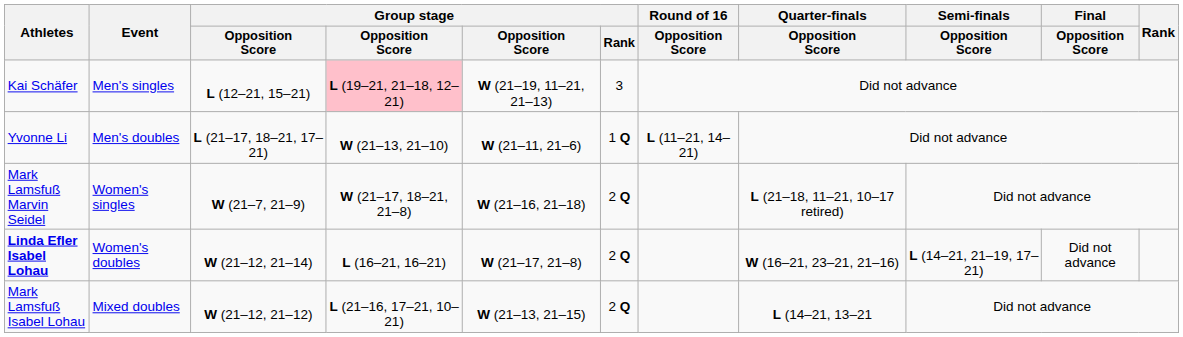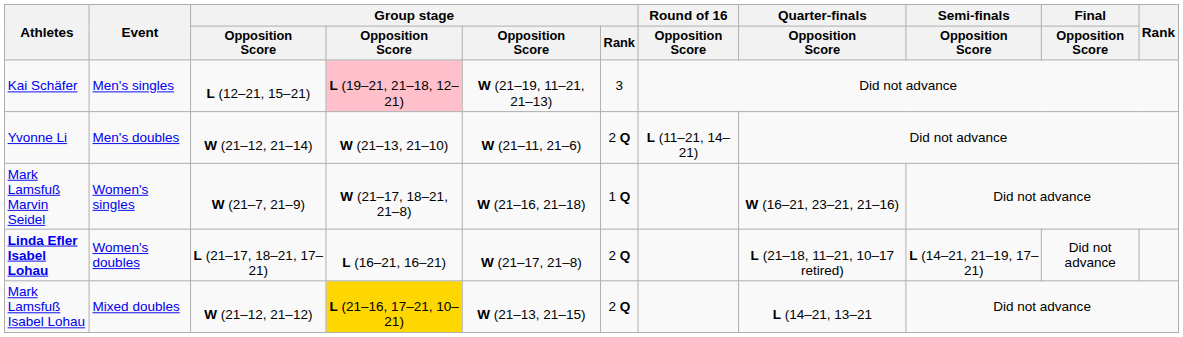(258, 145) L (21–17, 18–21, 17–21) -> (258, 145) W (21–12, 21–14)
(619, 138) 1 Q -> (619, 138) 2 Q
(619, 197) 2 Q -> (619, 197) 1 Q
(822, 204) L (21–18, 11–21, 10–17 retired) -> (822, 204) W (16–21, 23–21, 21–16)
(258, 263) W (21–12, 21–14) -> (258, 263) L (21–17, 18–21, 17–21)
(822, 263) W (16–21, 23–21, 21–16) -> (822, 263) L (21–18, 11–21, 10–17 retired)
(394, 315) no background -> (394, 315) gold background
